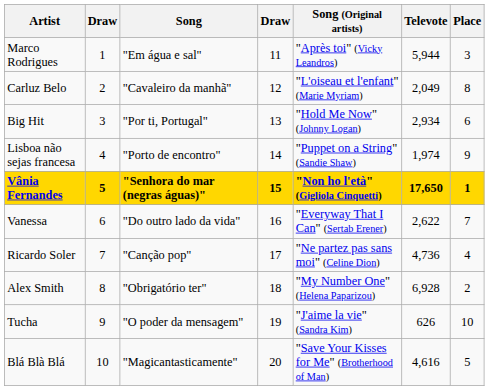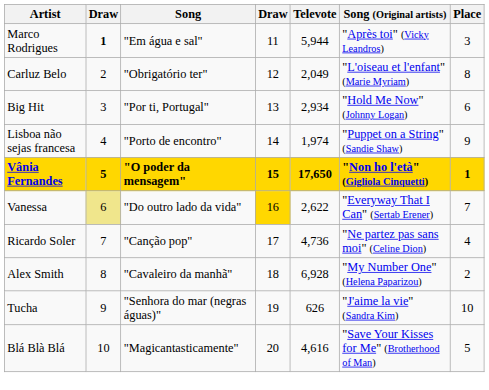columns swapped: (347, 21) <-> (426, 21)
(102, 54) normal -> (103, 40) bold
(177, 87) "Cavaleiro da manhã" -> (166, 74) "Obrigatório ter"
(169, 188) "Senhora do mar (negras águas)" -> (157, 174) "O poder da mensagem"
(102, 221) no background -> (103, 207) khaki background
(275, 221) no background -> (273, 207) gold background
(165, 288) "Obrigatório ter" -> (178, 274) "Cavaleiro da manhã"
(183, 321) "O poder da mensagem" -> (185, 307) "Senhora do mar (negras águas)"
